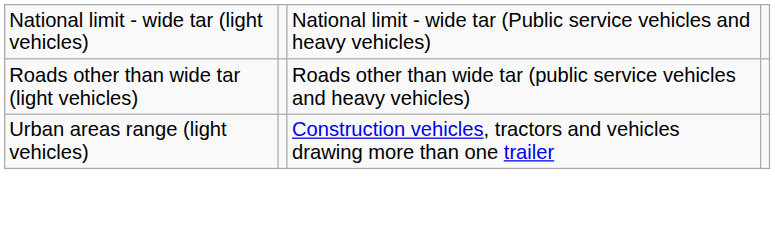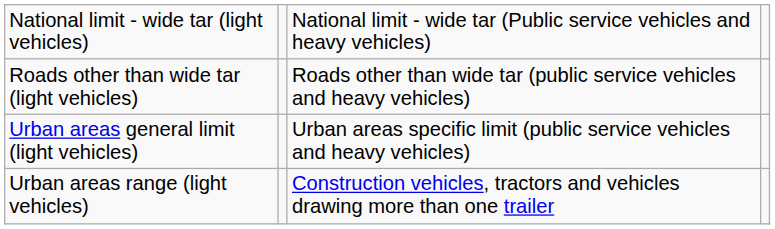+ row: (122, 141)
